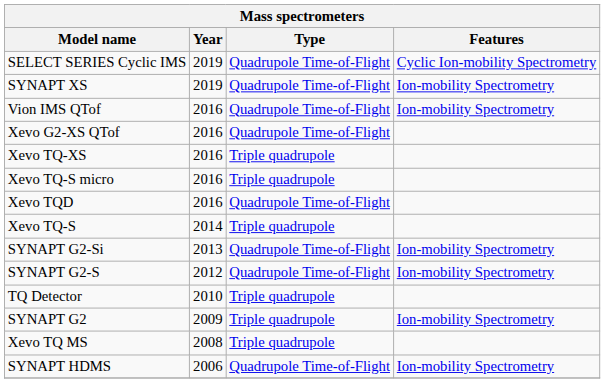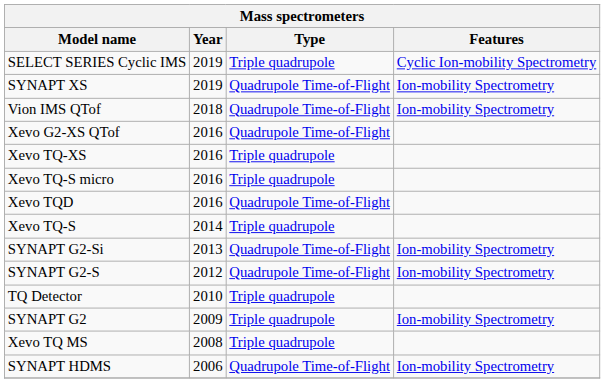(310, 62) Quadrupole Time-of-Flight -> (282, 62) Triple quadrupole
(208, 109) 2016 -> (208, 109) 2018
